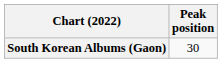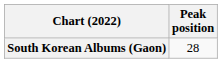(193, 48) 30 -> (193, 48) 28
